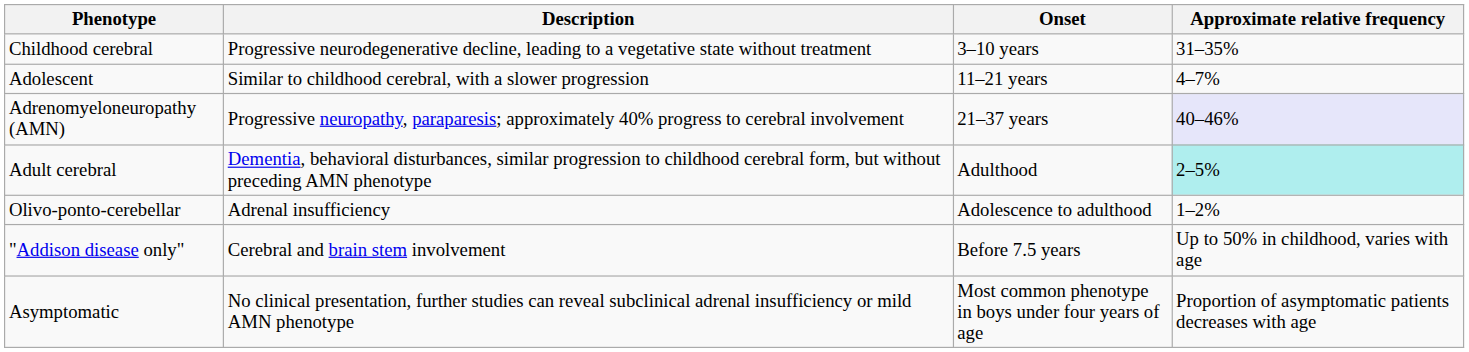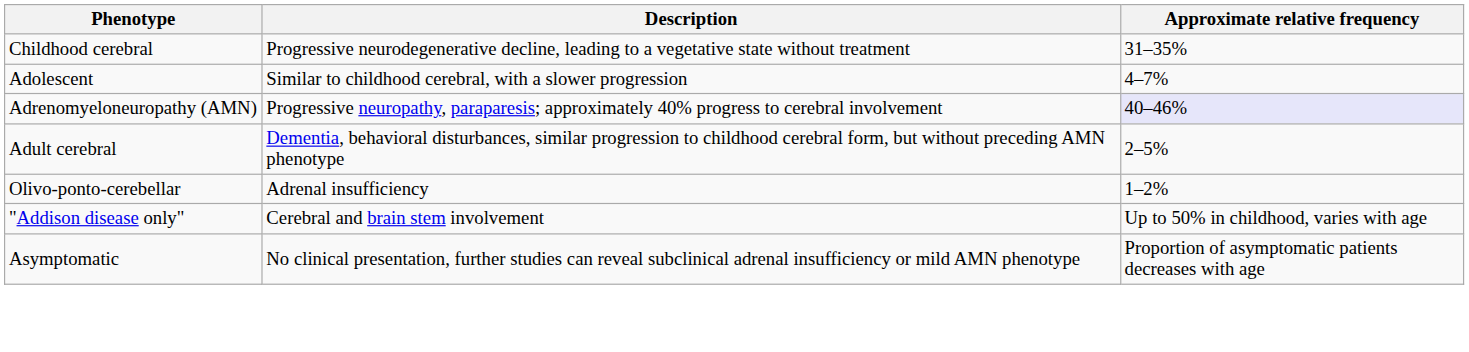- column: (1062, 19)
(1198, 169) paleturquoise background -> (1146, 148) no background
